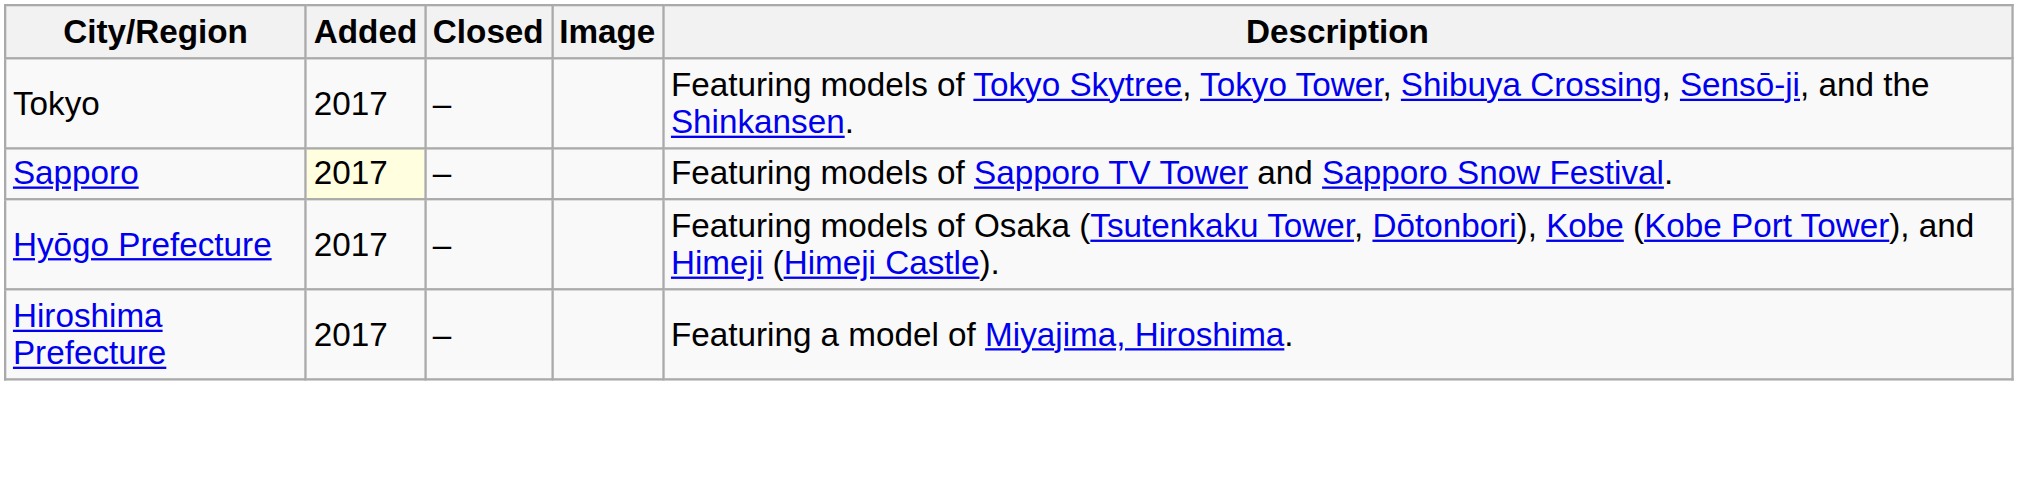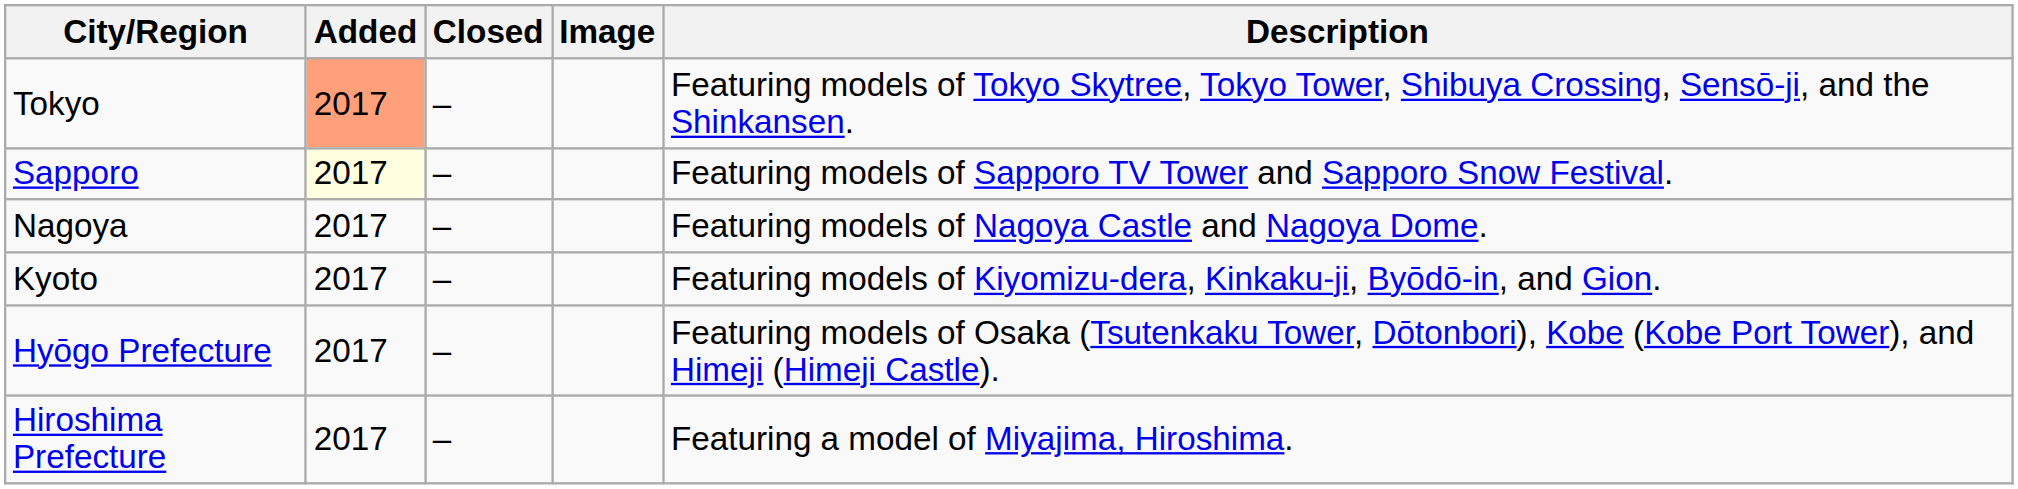(351, 103) no background -> (351, 103) lightsalmon background
+ row: (70, 226)
+ row: (55, 279)
